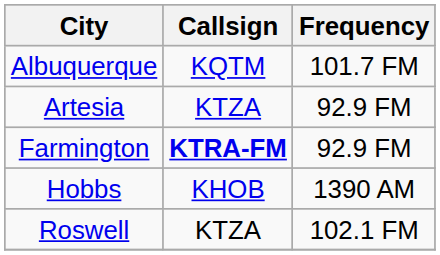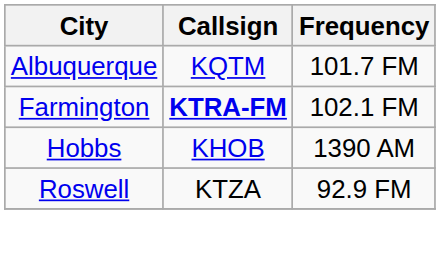- row: (84, 107)
(364, 148) 92.9 FM -> (364, 107) 102.1 FM
(364, 230) 102.1 FM -> (364, 189) 92.9 FM
